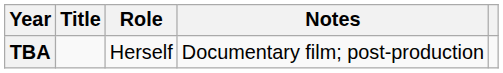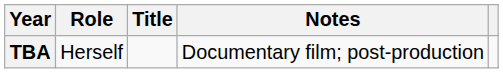columns swapped: (80, 20) <-> (141, 20)
